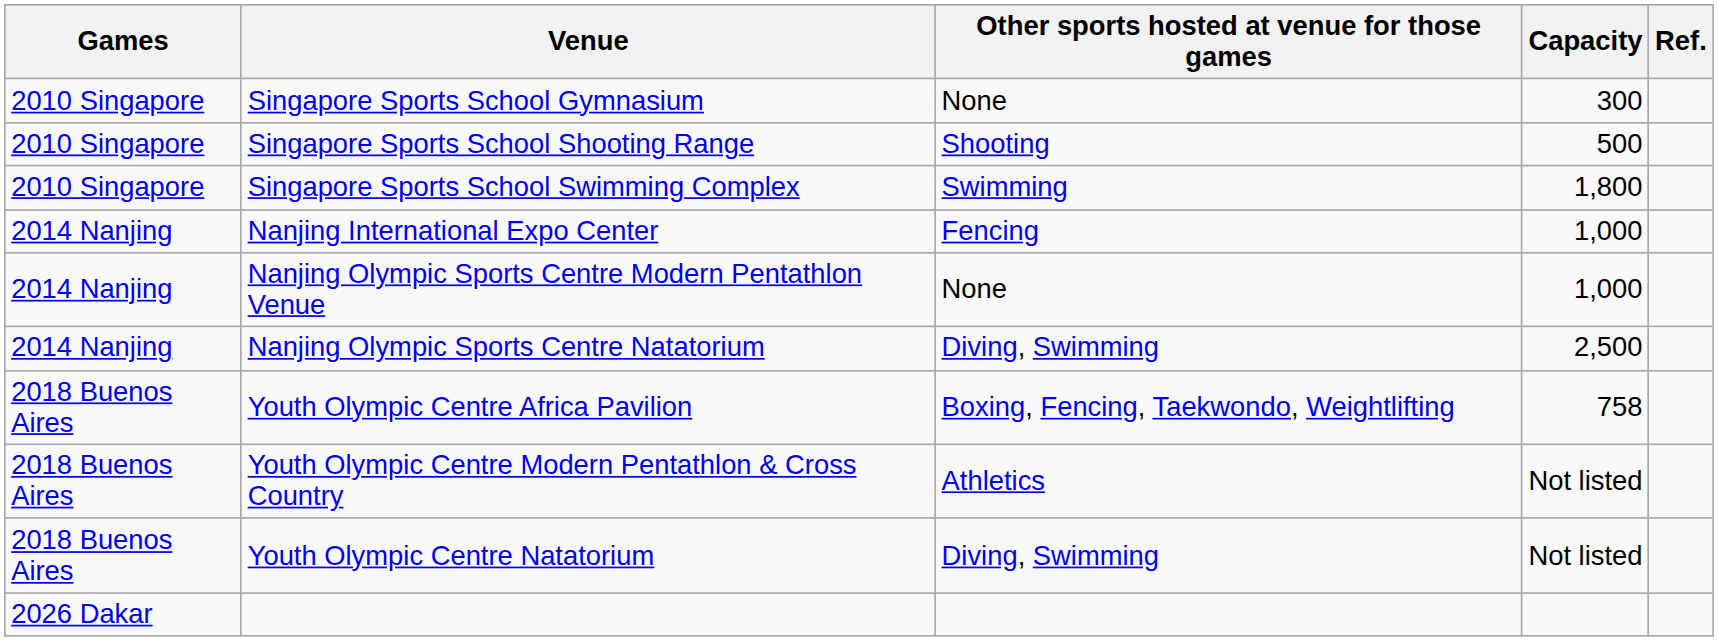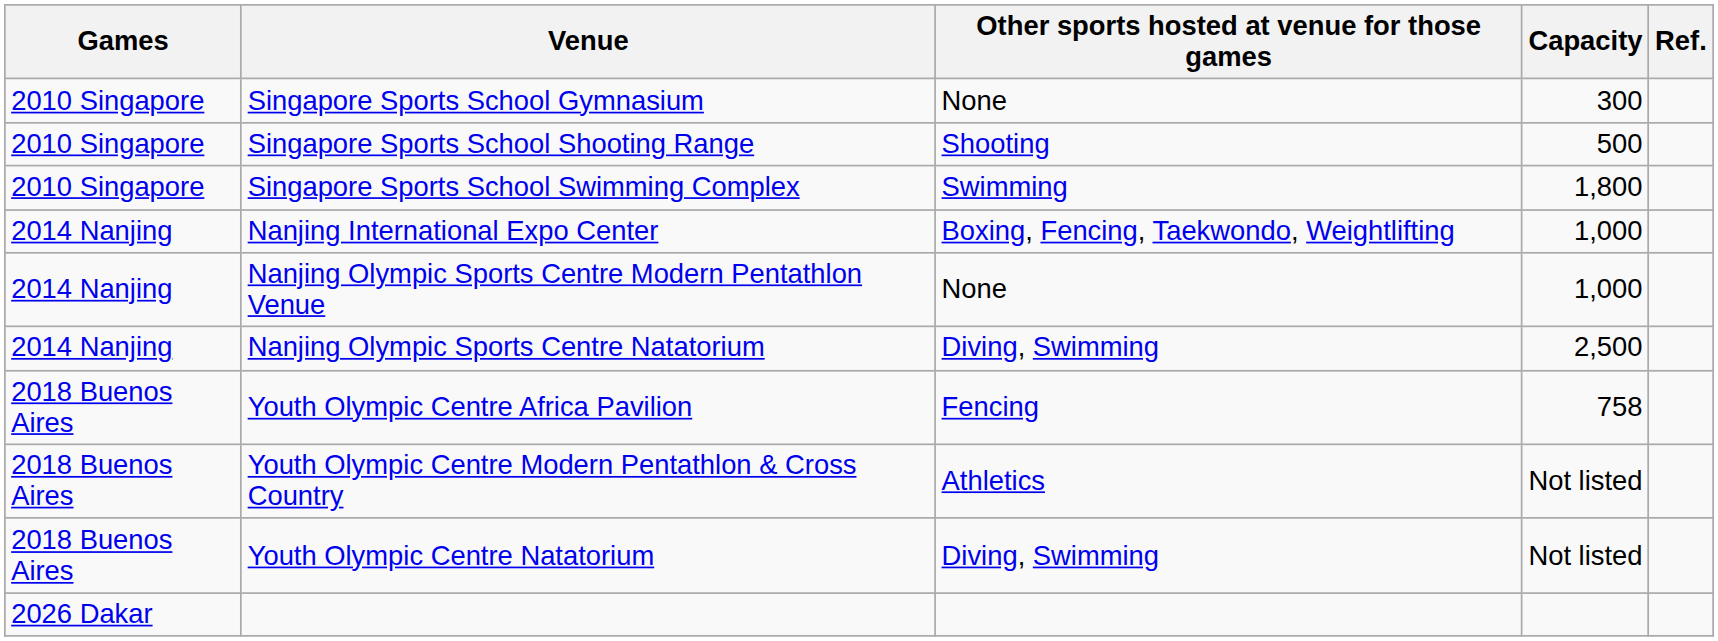(990, 230) Fencing -> (1198, 230) Boxing, Fencing, Taekwondo, Weightlifting
(1198, 406) Boxing, Fencing, Taekwondo, Weightlifting -> (990, 406) Fencing
